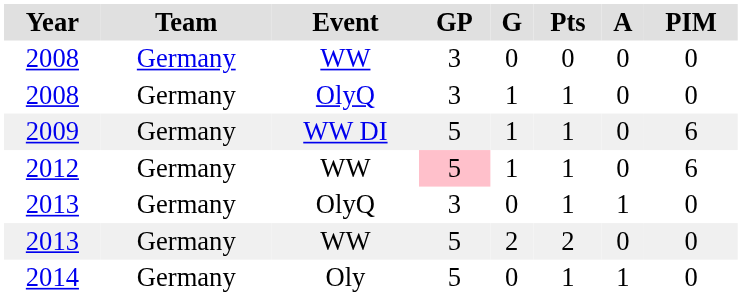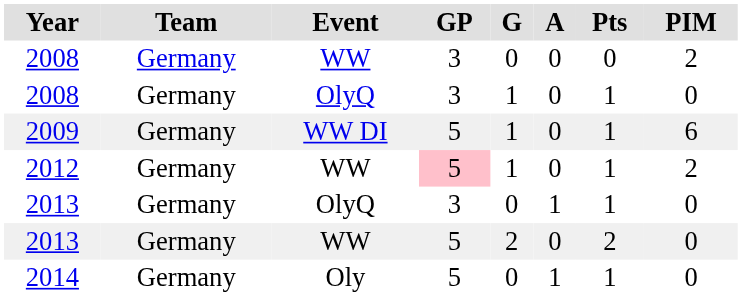columns swapped: (623, 21) <-> (568, 21)
(691, 58) 0 -> (691, 58) 2
(691, 168) 6 -> (691, 168) 2
